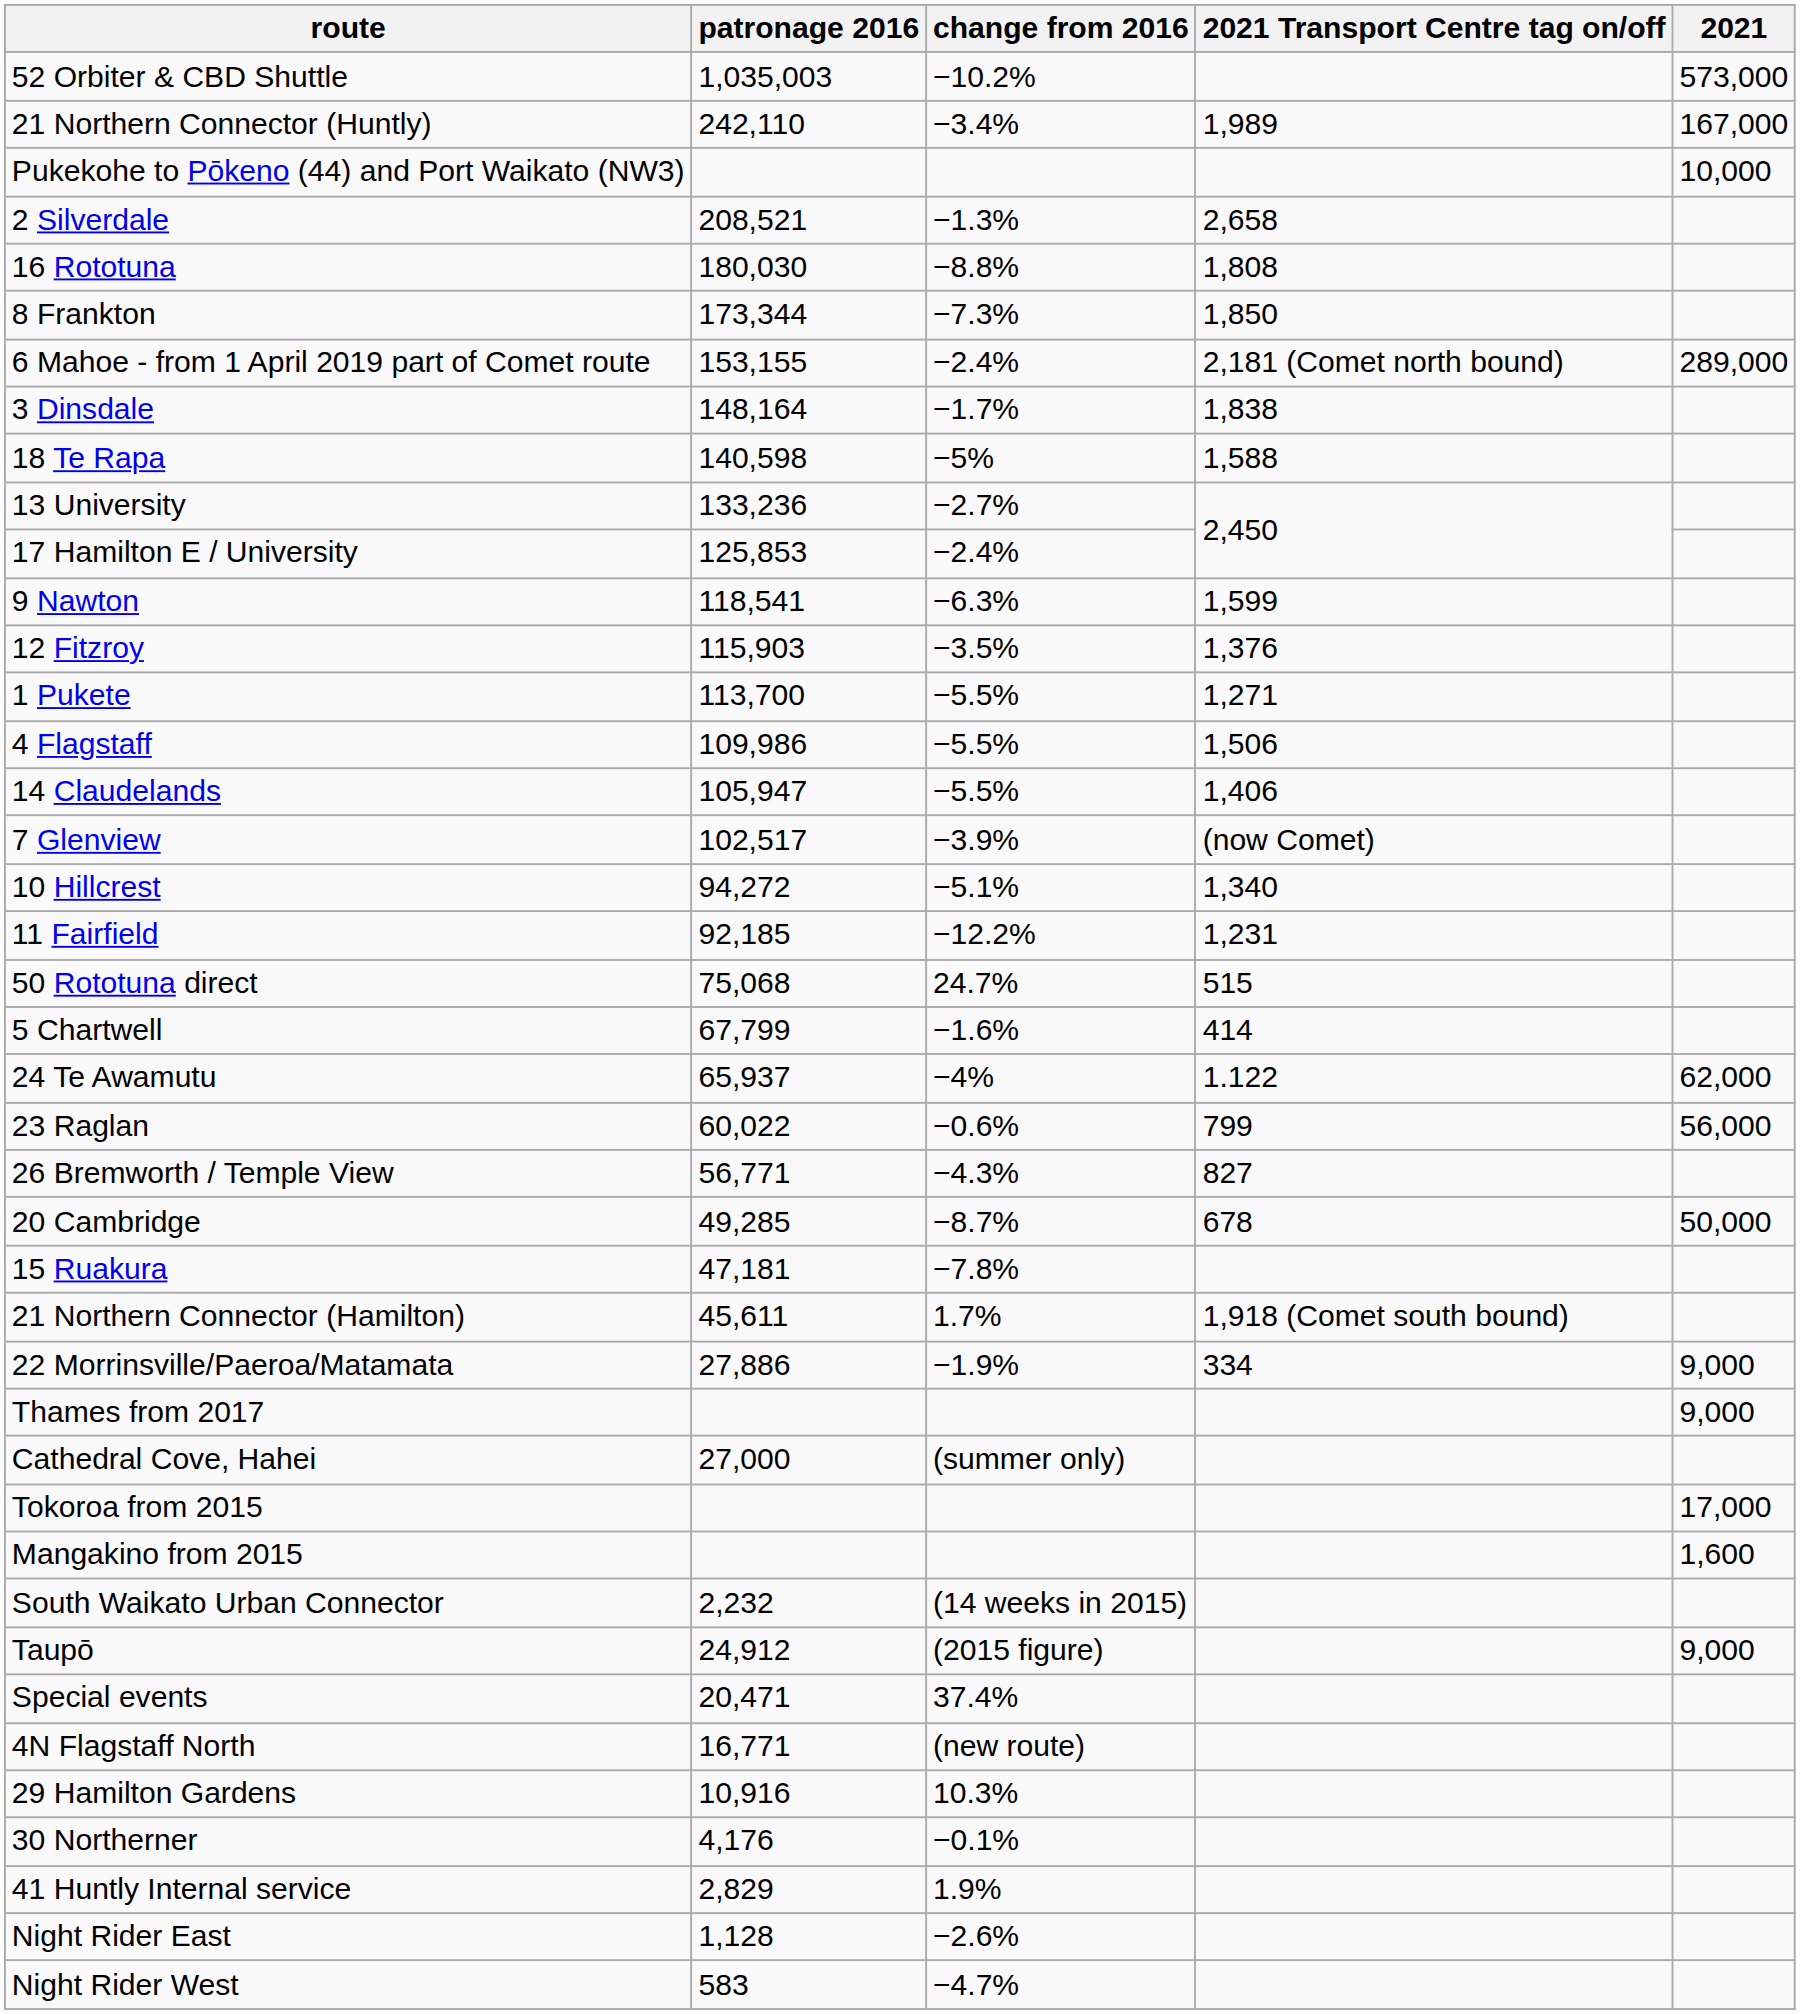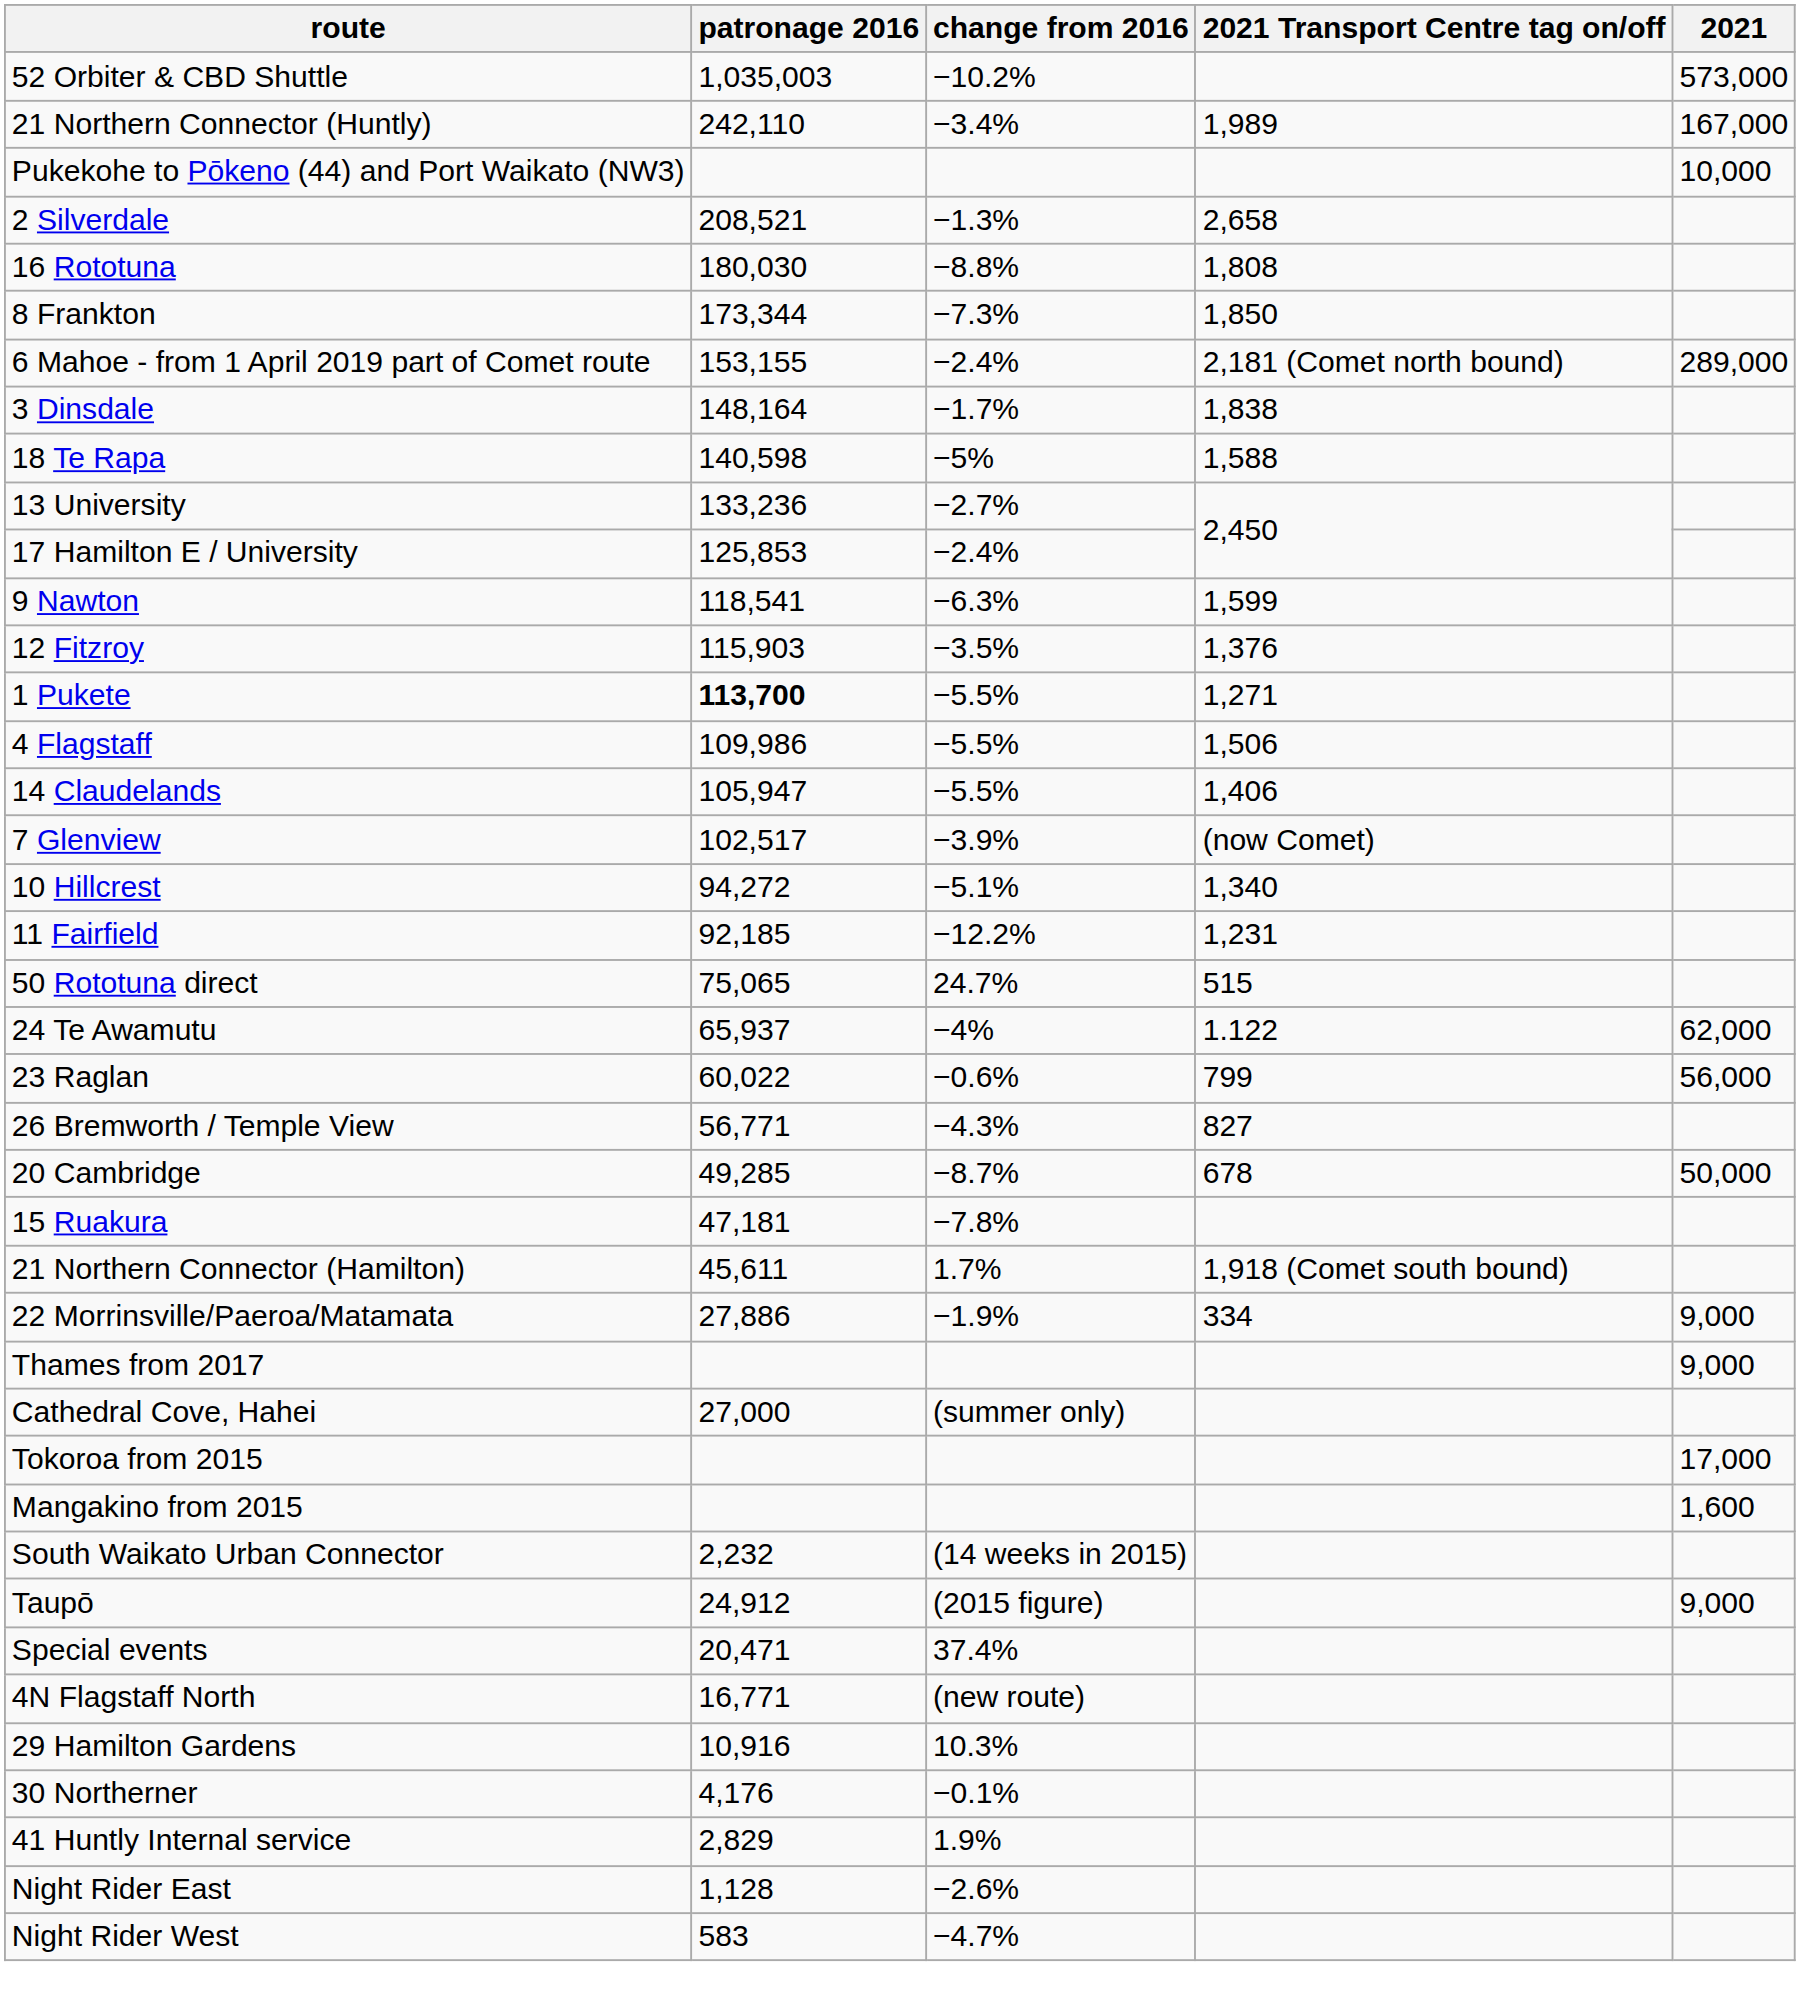(752, 696) normal -> (752, 696) bold
(744, 982) 75,068 -> (744, 982) 75,065
- row: (87, 1030)
